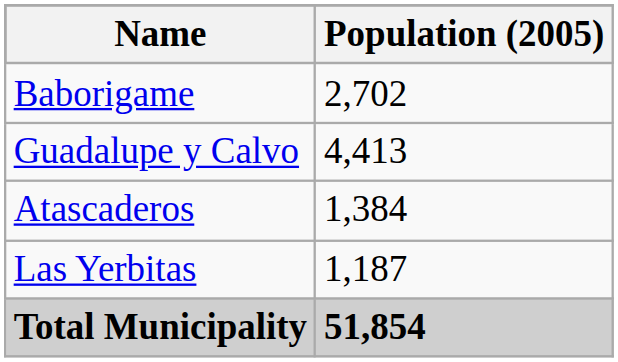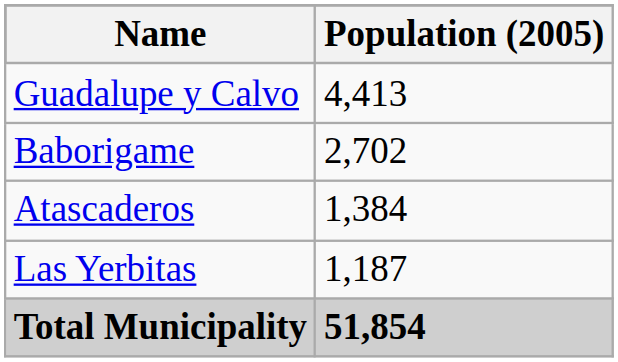rows swapped: (156, 151) <-> (104, 92)
